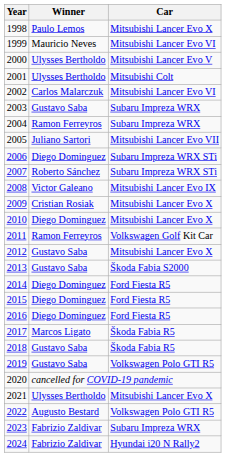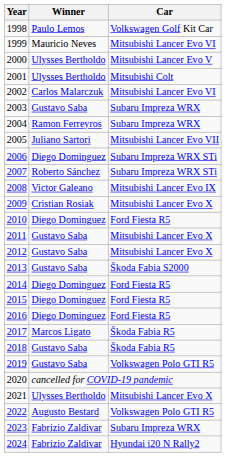(161, 28) Mitsubishi Lancer Evo X -> (162, 28) Volkswagen Golf Kit Car
(161, 220) Mitsubishi Lancer Evo X -> (140, 220) Ford Fiesta R5
(67, 236) Ramon Ferreyros -> (59, 236) Gustavo Saba
(162, 236) Volkswagen Golf Kit Car -> (161, 236) Mitsubishi Lancer Evo X
